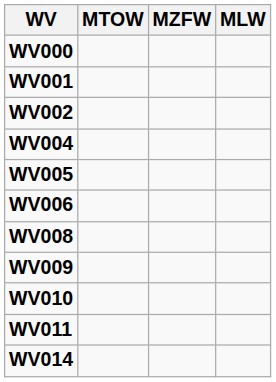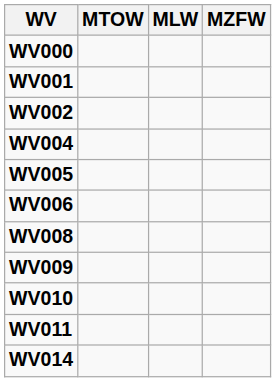columns swapped: (243, 19) <-> (182, 19)
